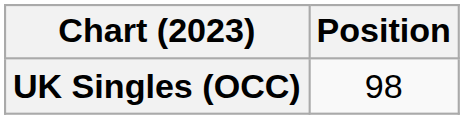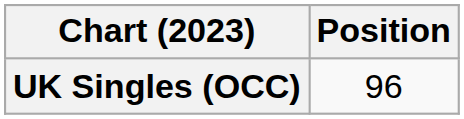(384, 85) 98 -> (384, 85) 96
